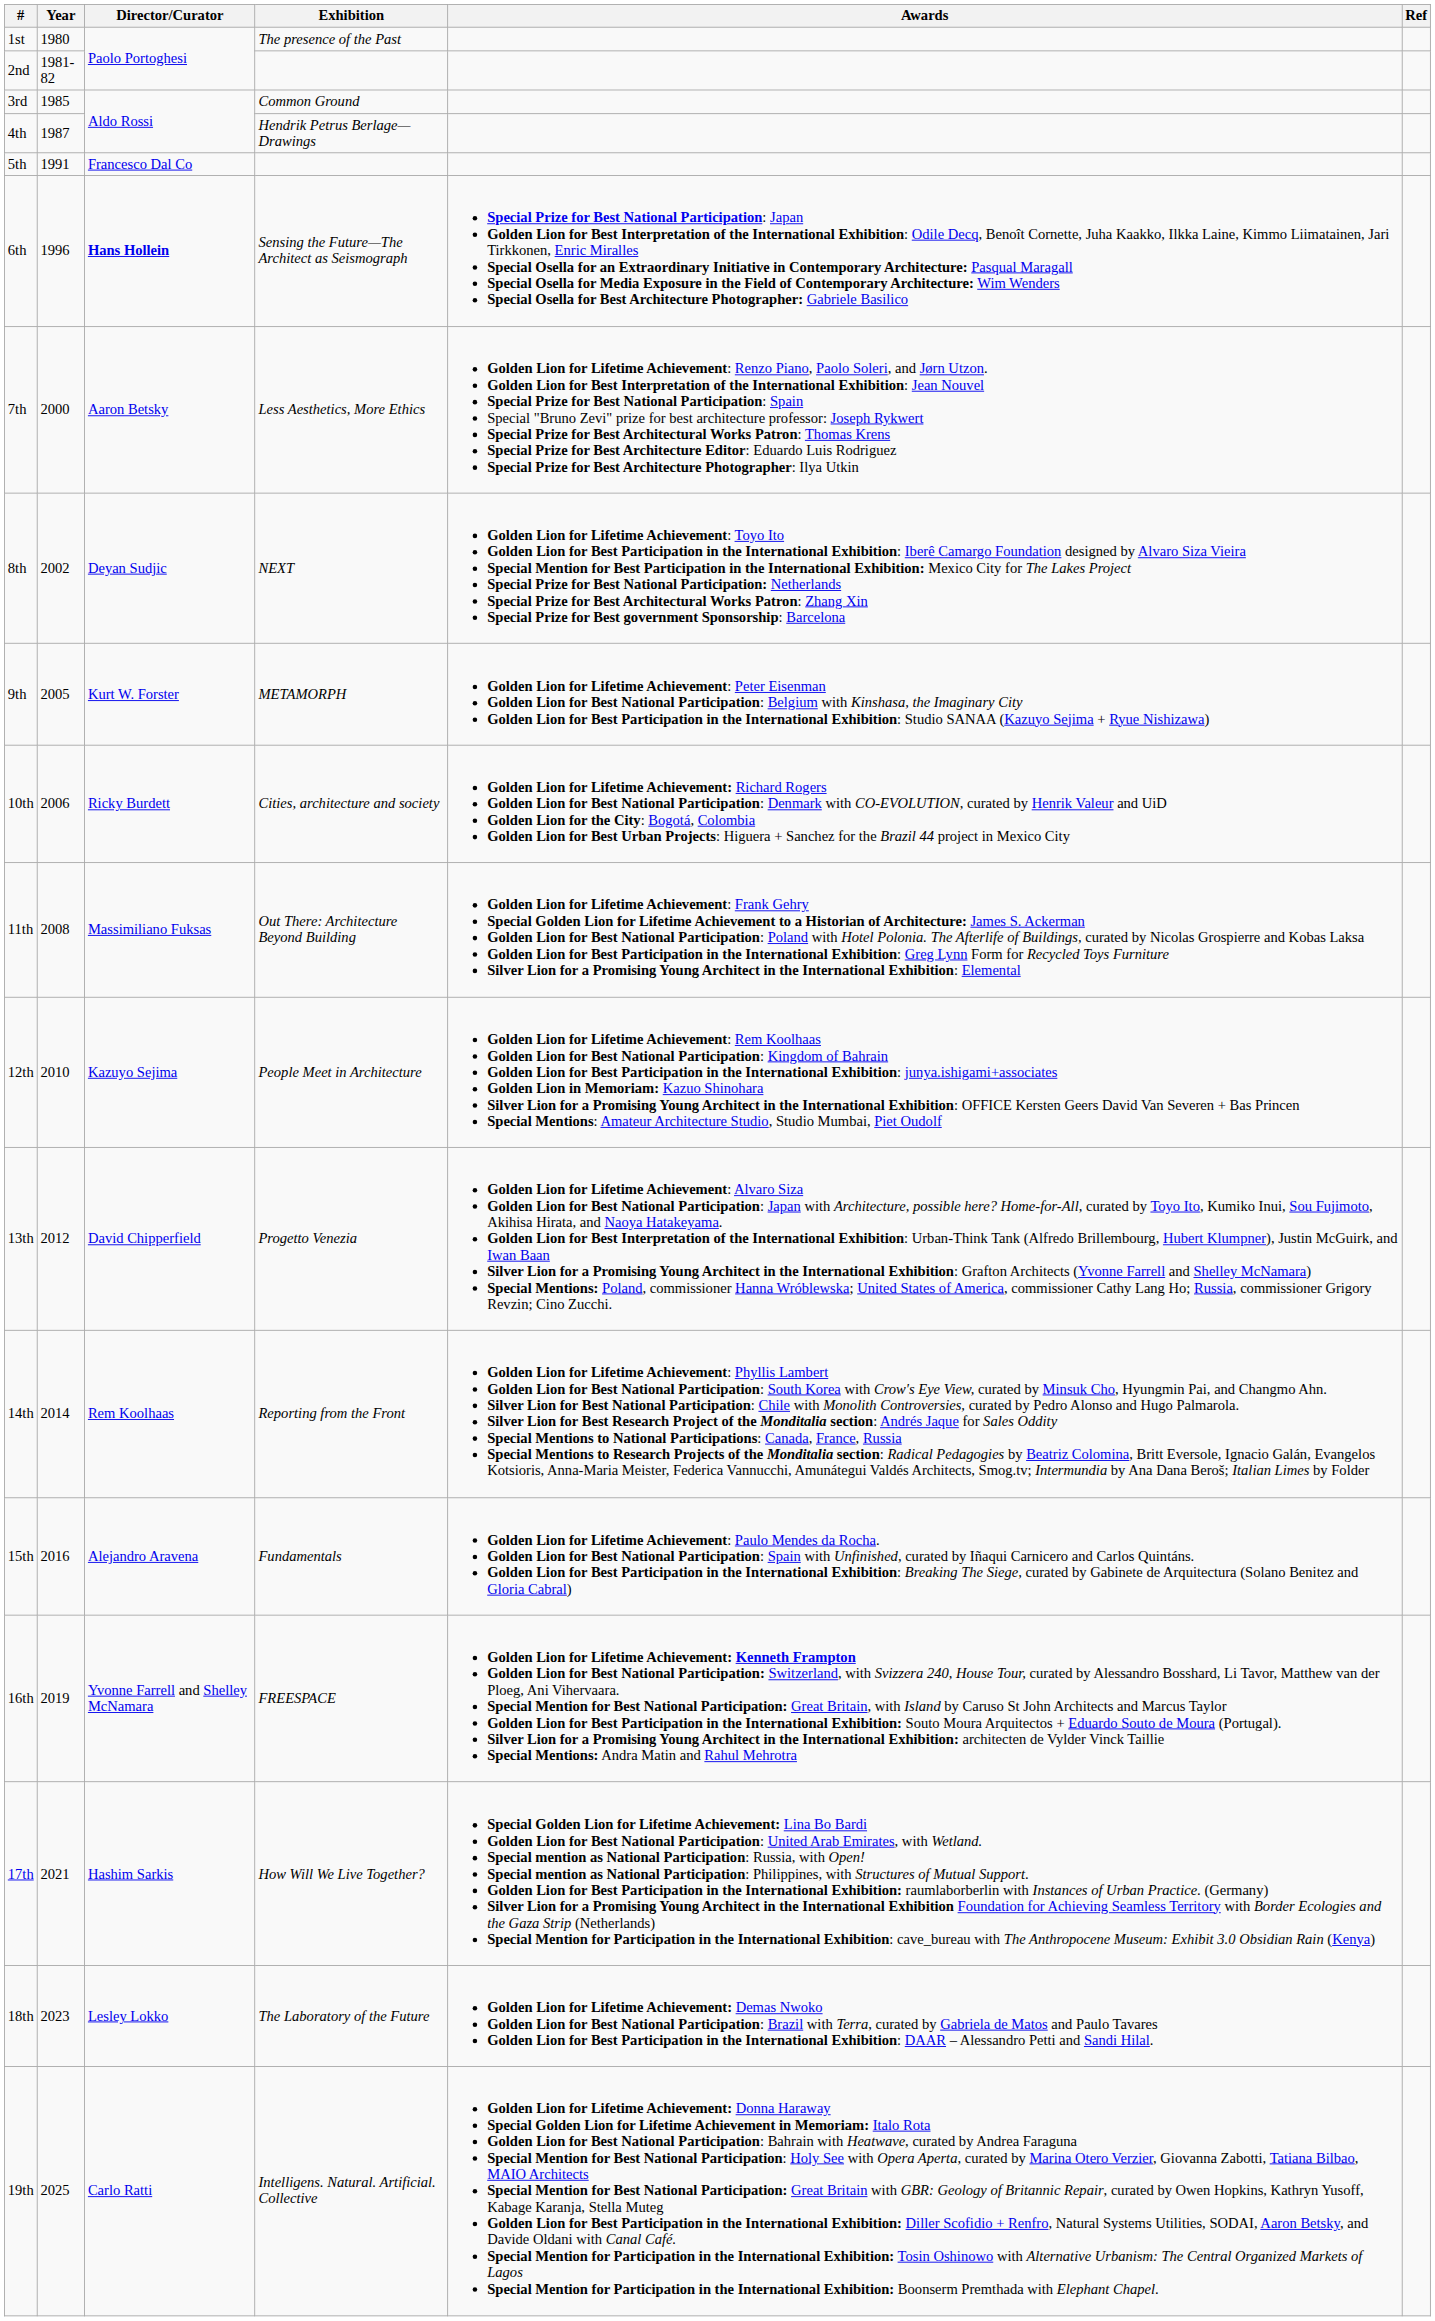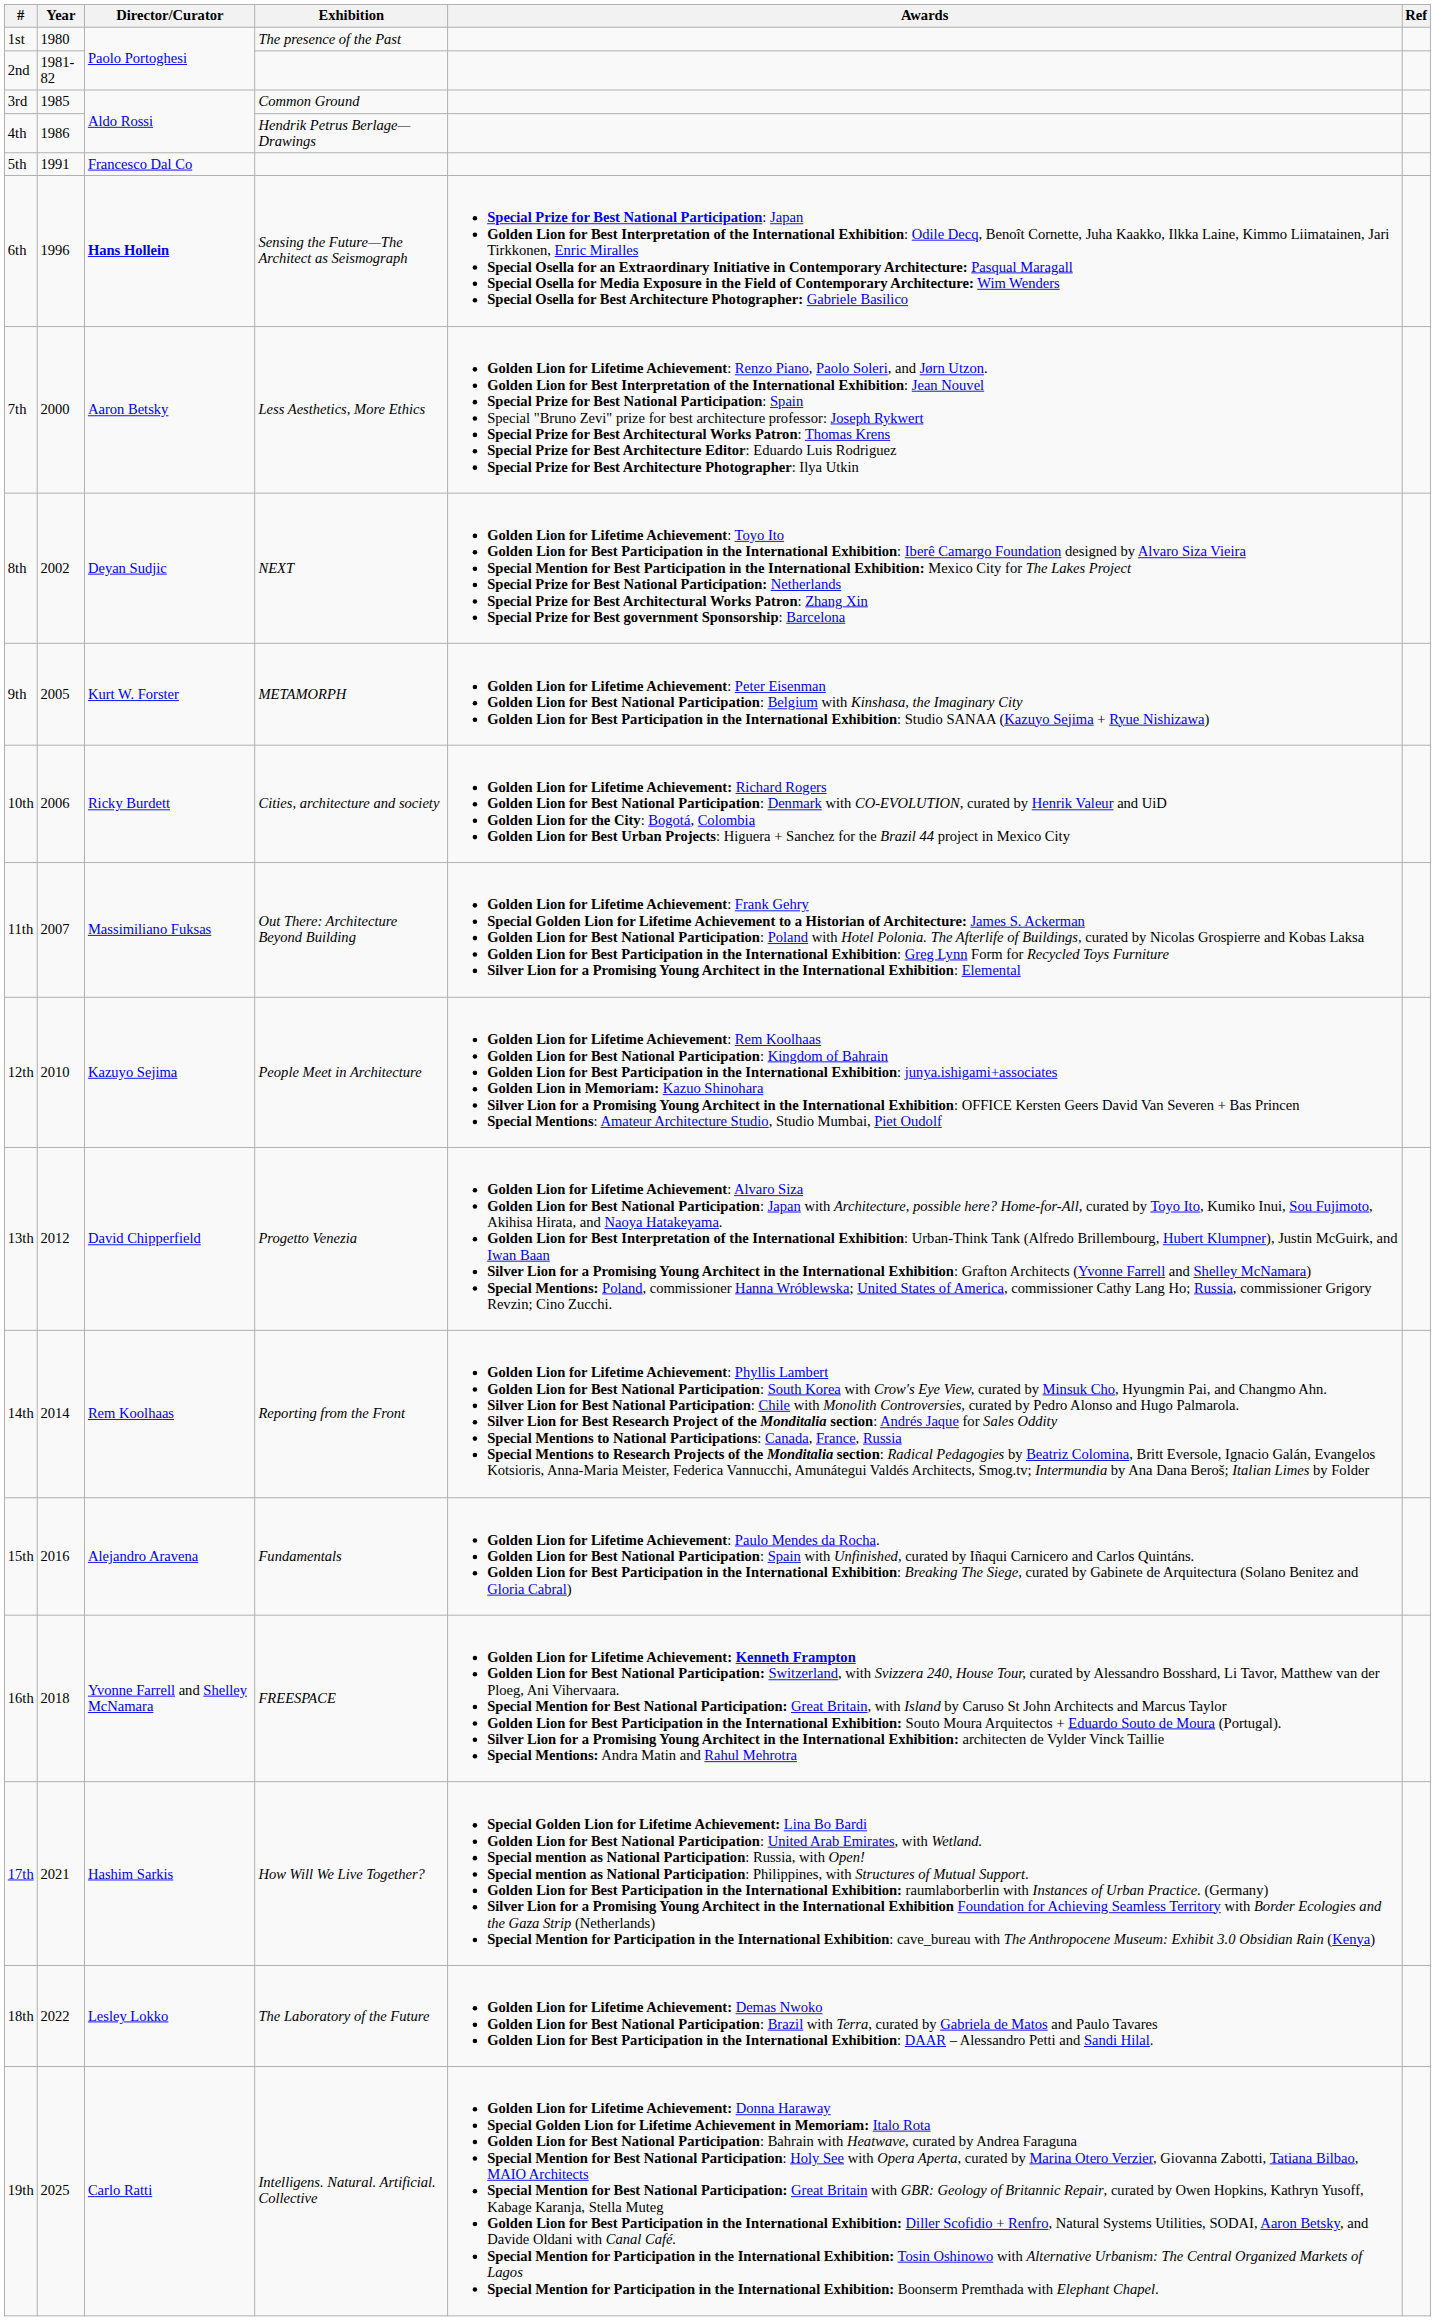(55, 132) 1987 -> (55, 132) 1986
(55, 929) 2008 -> (55, 929) 2007
(55, 1698) 2019 -> (55, 1698) 2018
(55, 2015) 2023 -> (55, 2015) 2022
